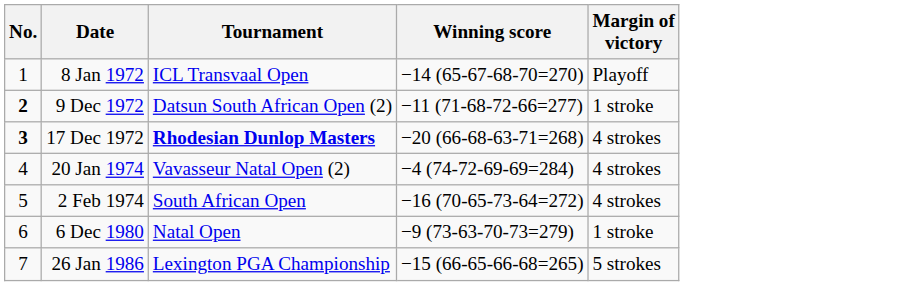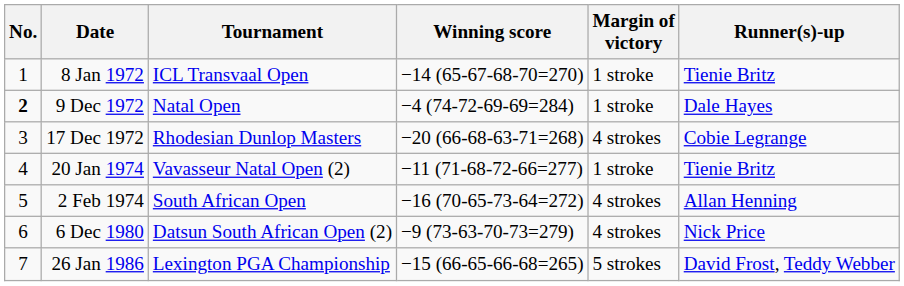+ column: (789, 31)
(620, 74) Playoff -> (623, 74) 1 stroke
(272, 106) Datsun South African Open (2) -> (197, 106) Natal Open
(492, 106) −11 (71-68-72-66=277) -> (487, 106) −4 (74-72-69-69=284)
(23, 137) bold -> (23, 137) normal
(264, 137) bold -> (257, 137) normal
(487, 169) −4 (74-72-69-69=284) -> (492, 169) −11 (71-68-72-66=277)
(627, 169) 4 strokes -> (623, 169) 1 stroke
(197, 232) Natal Open -> (272, 232) Datsun South African Open (2)
(623, 232) 1 stroke -> (627, 232) 4 strokes
